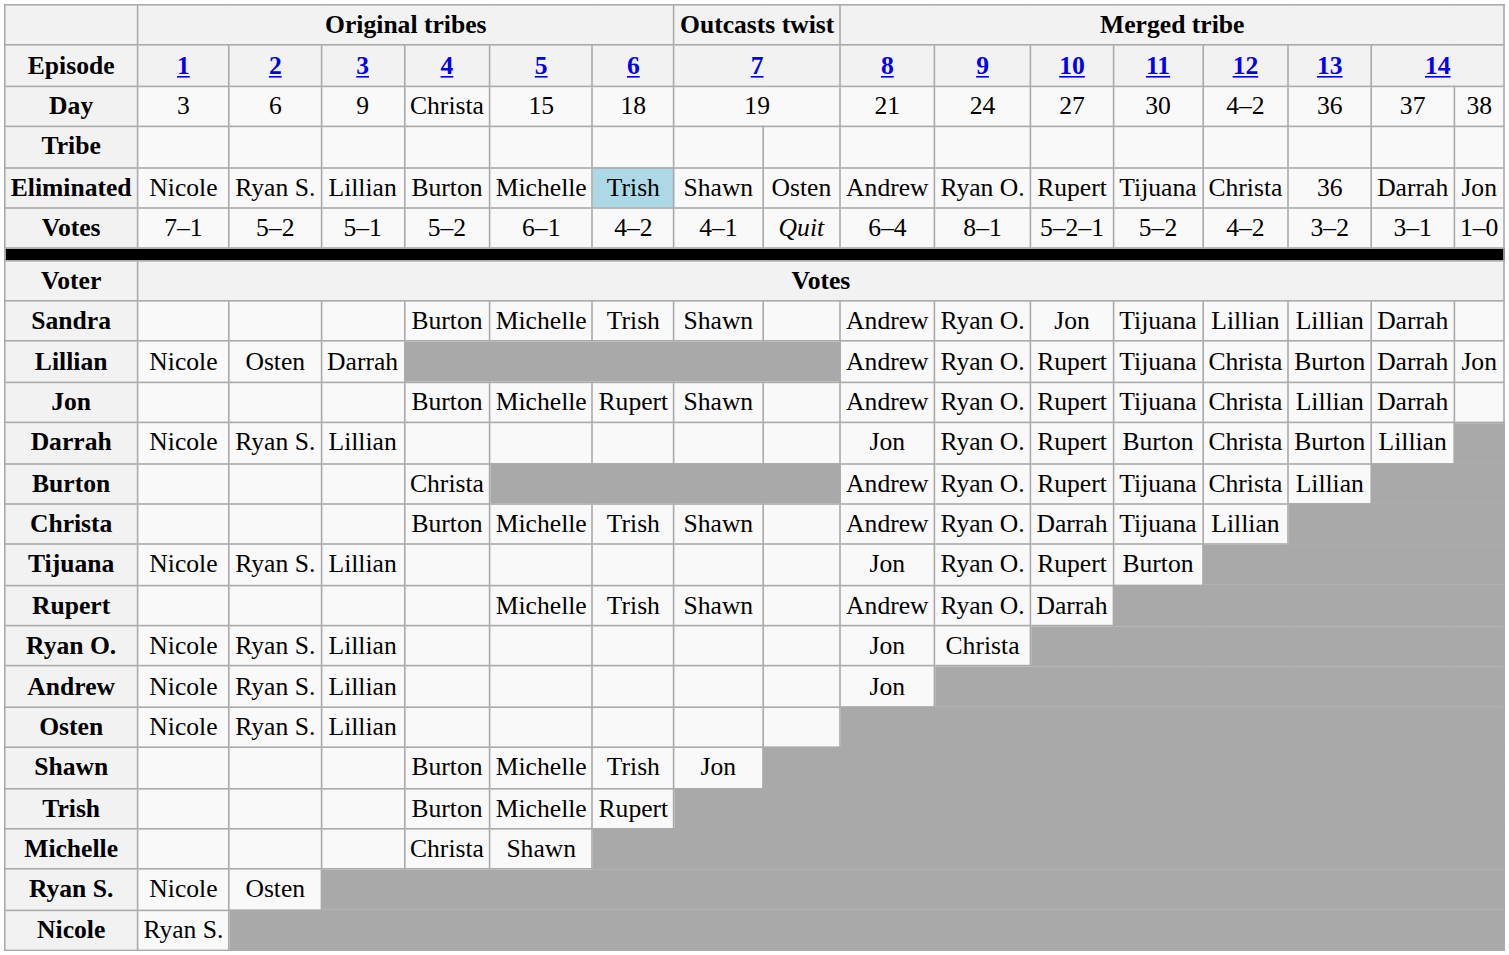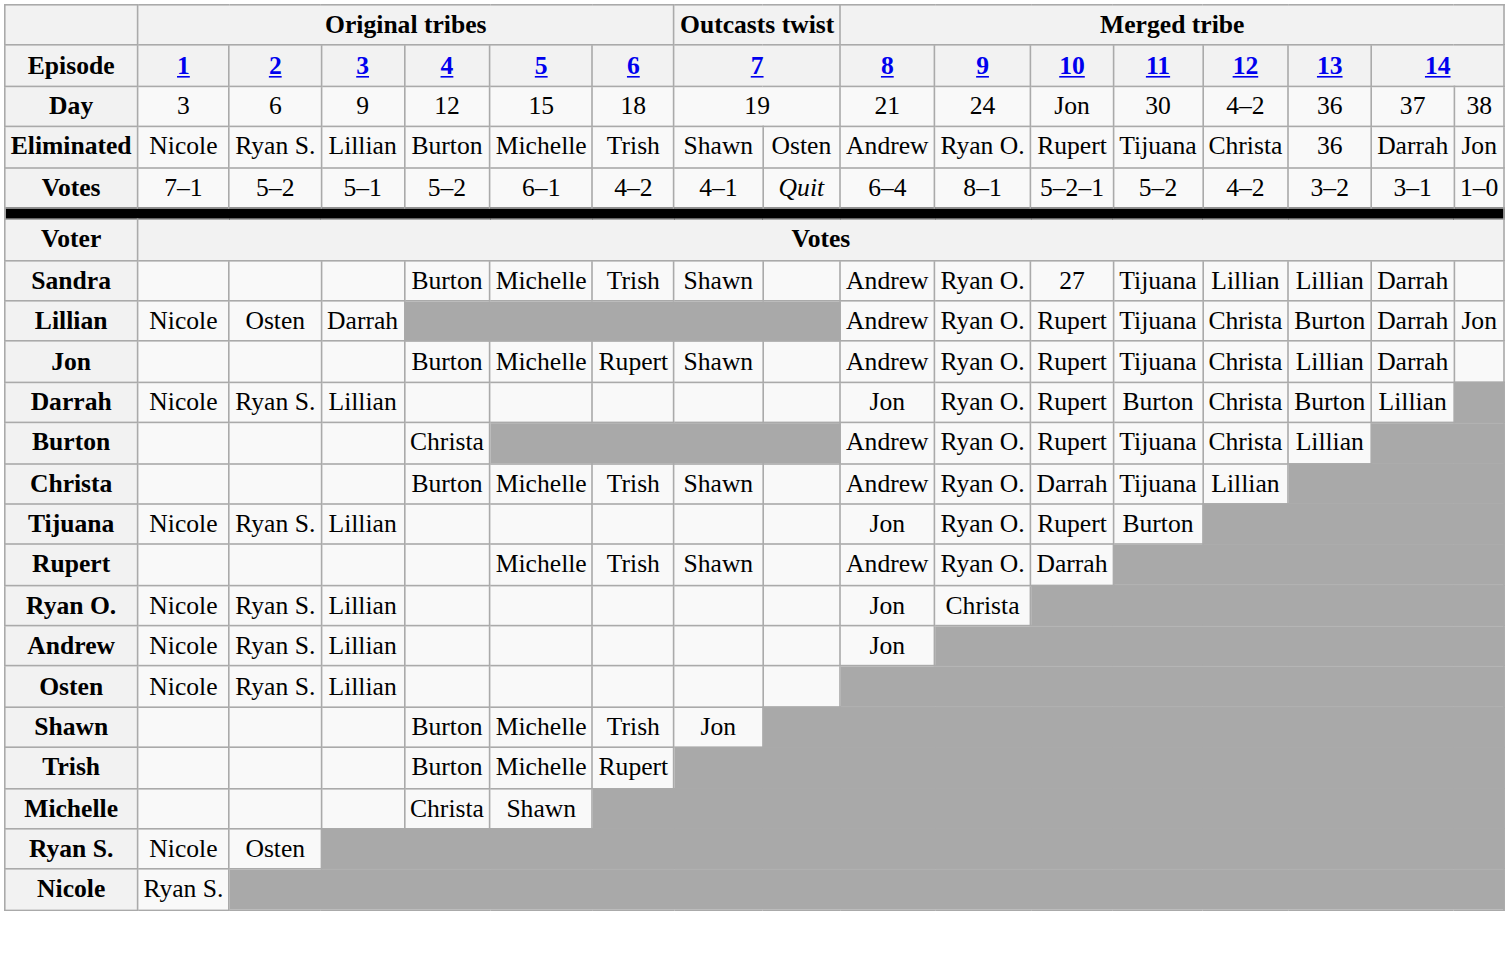(447, 106) Christa -> (447, 106) 12
(1072, 106) 27 -> (1072, 106) Jon
- row: (71, 146)
(633, 187) lightblue background -> (633, 146) no background
(1072, 320) Jon -> (1072, 280) 27
